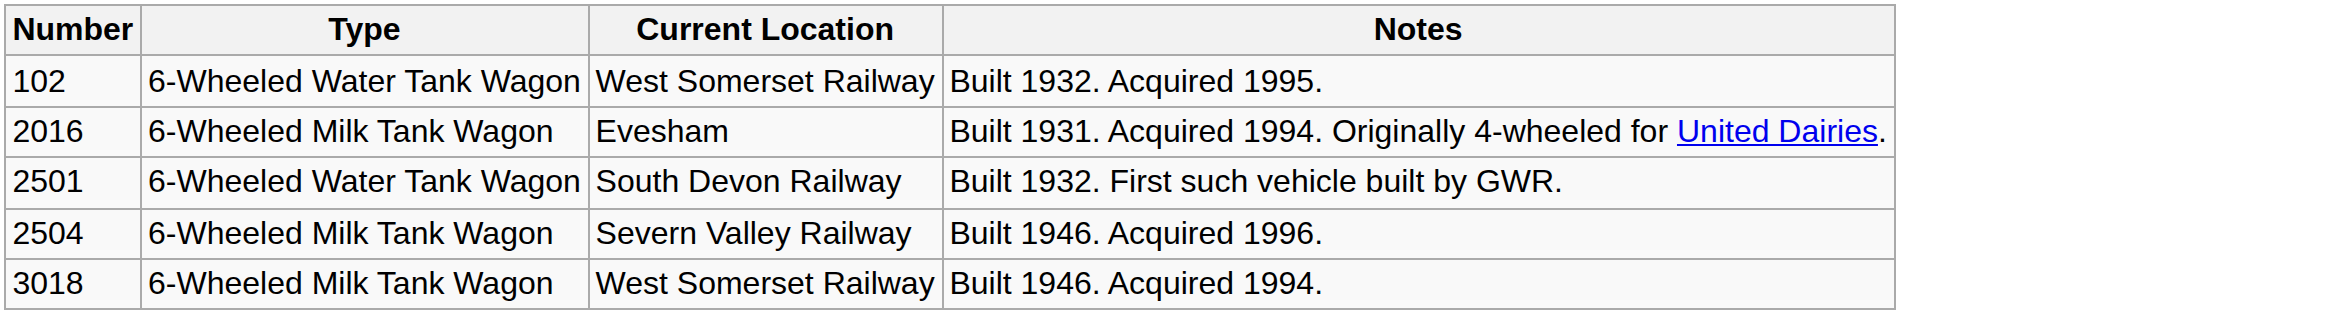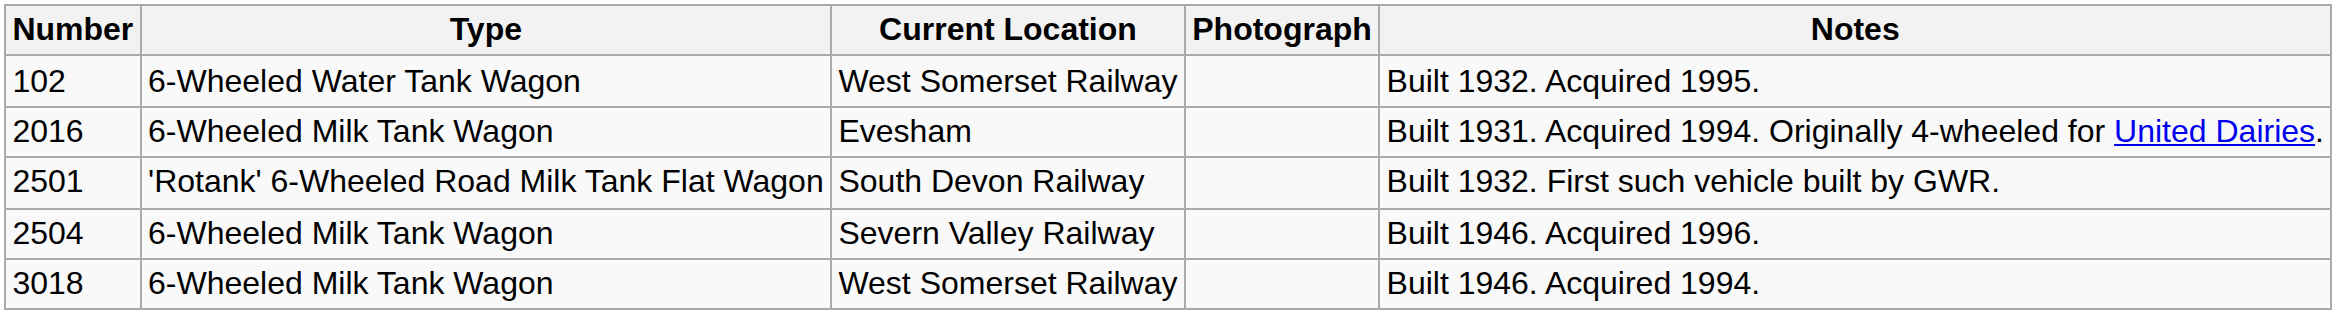+ column: (1282, 29)
(364, 182) 6-Wheeled Water Tank Wagon -> (486, 182) 'Rotank' 6-Wheeled Road Milk Tank Flat Wagon
